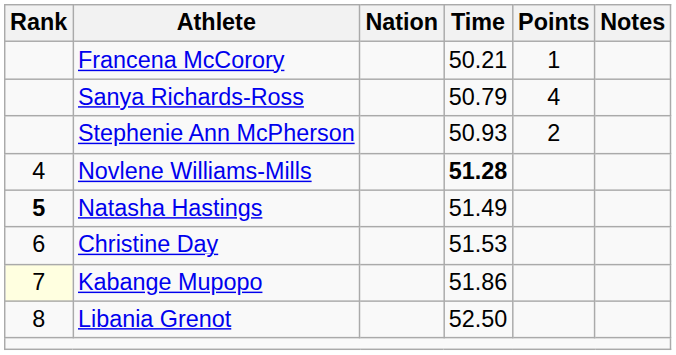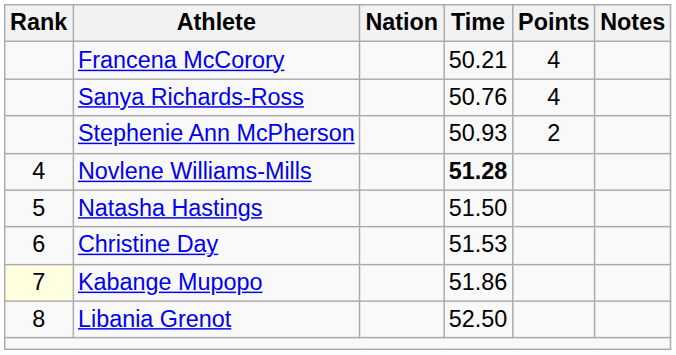(554, 60) 1 -> (554, 60) 4
(478, 97) 50.79 -> (478, 97) 50.76
(39, 208) bold -> (39, 208) normal
(478, 208) 51.49 -> (478, 208) 51.50
